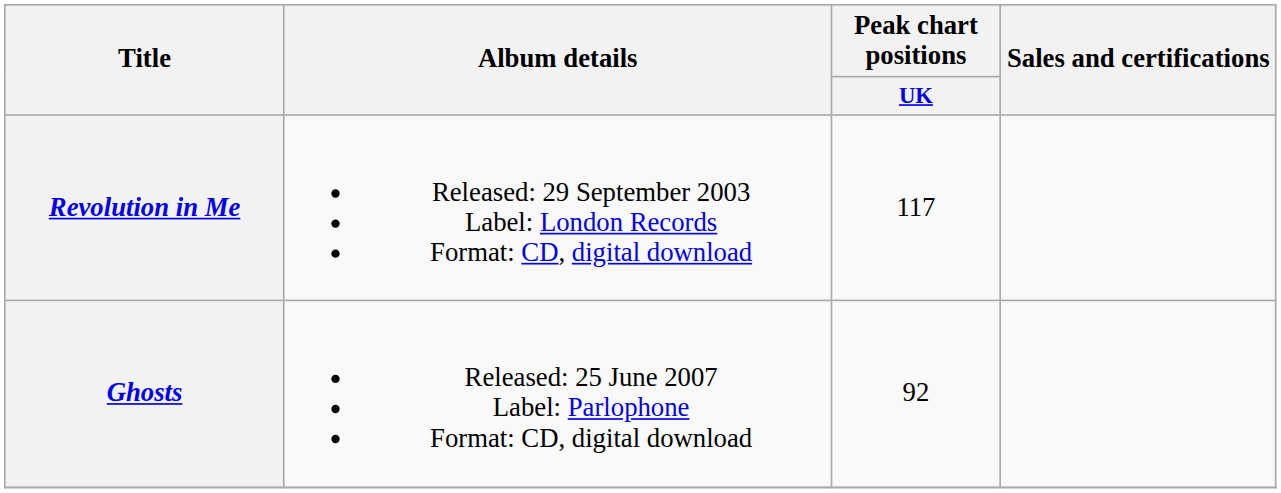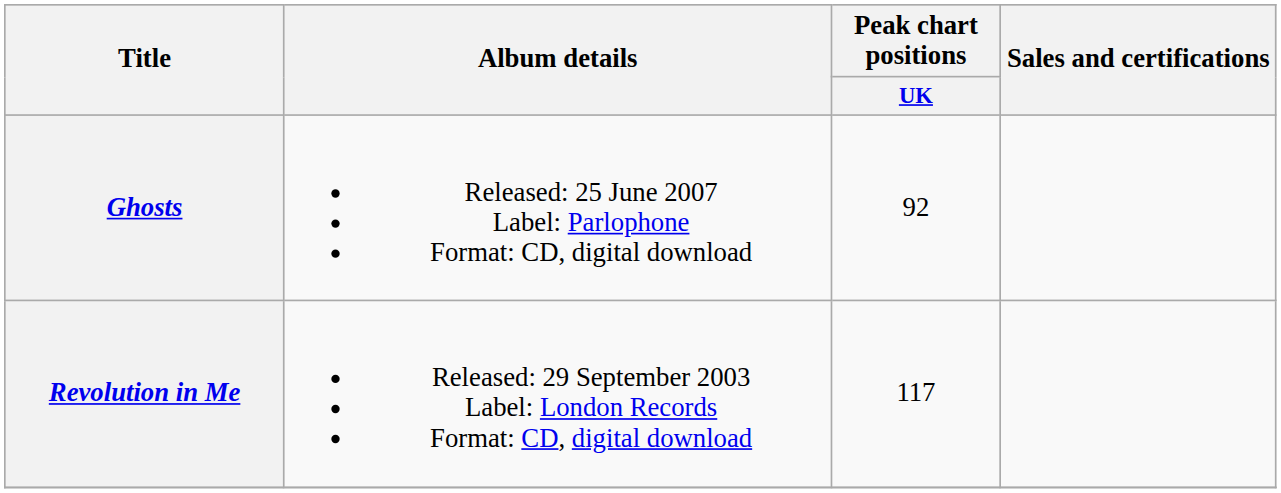rows swapped: (145, 207) <-> (145, 393)
